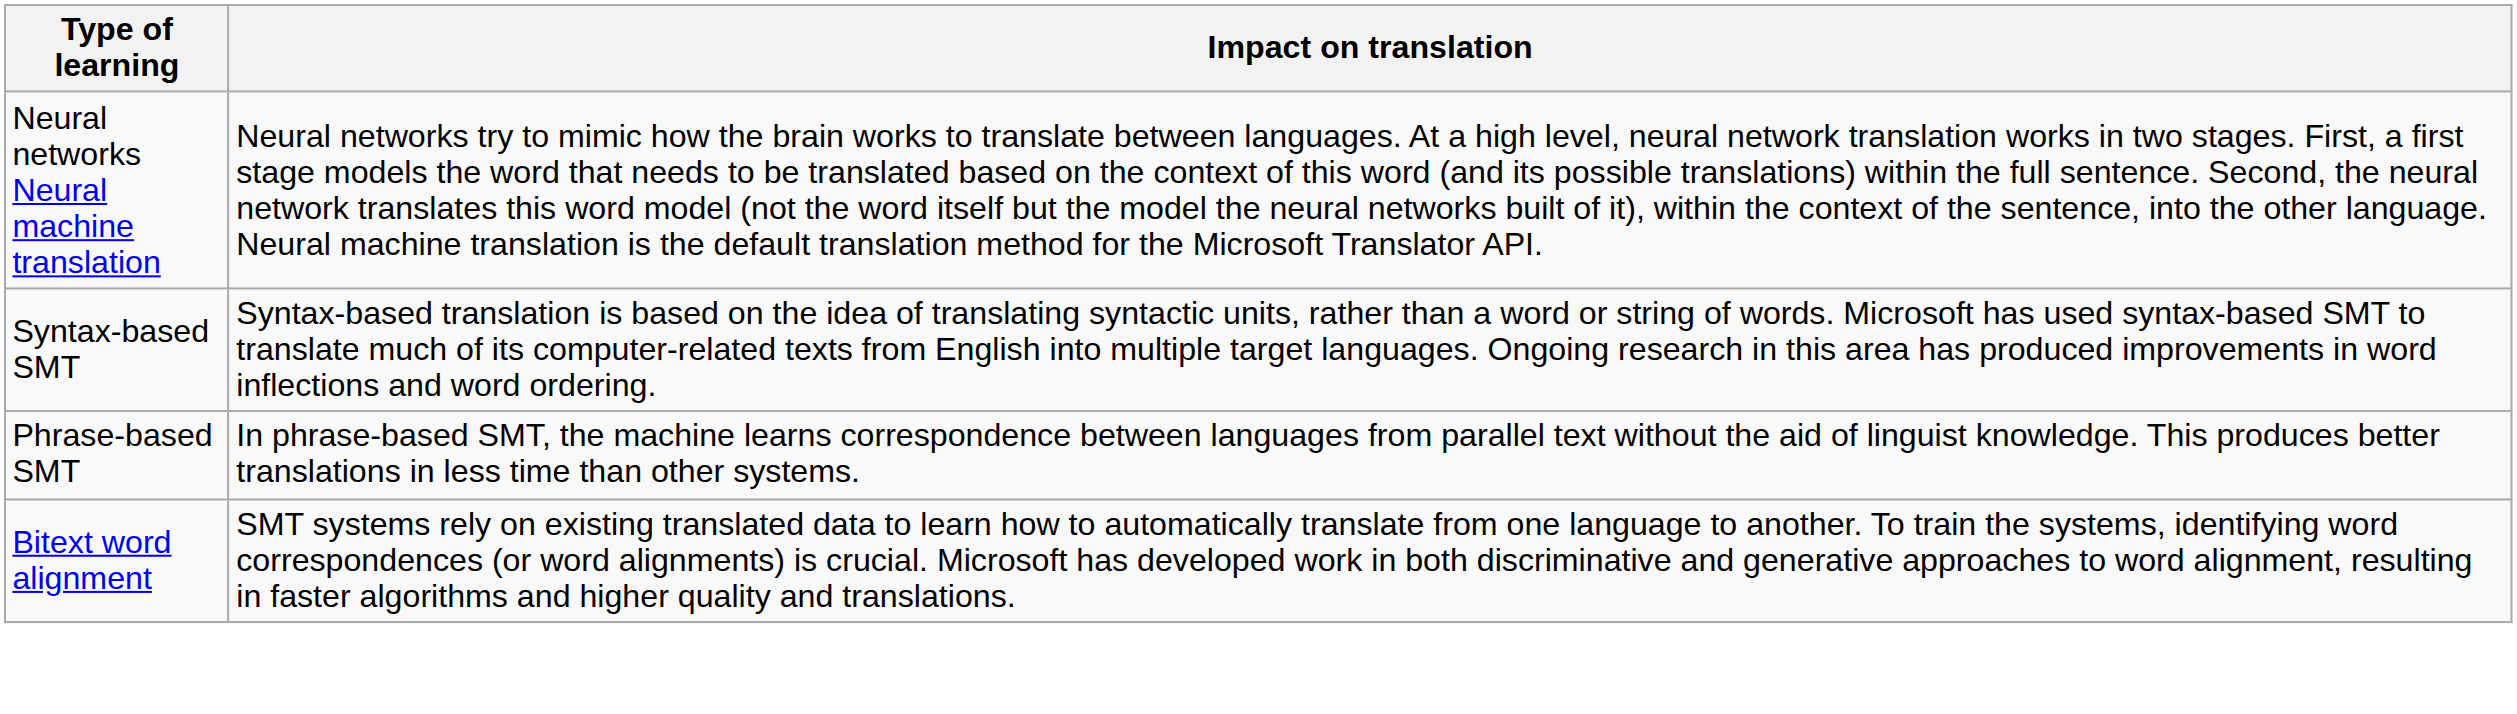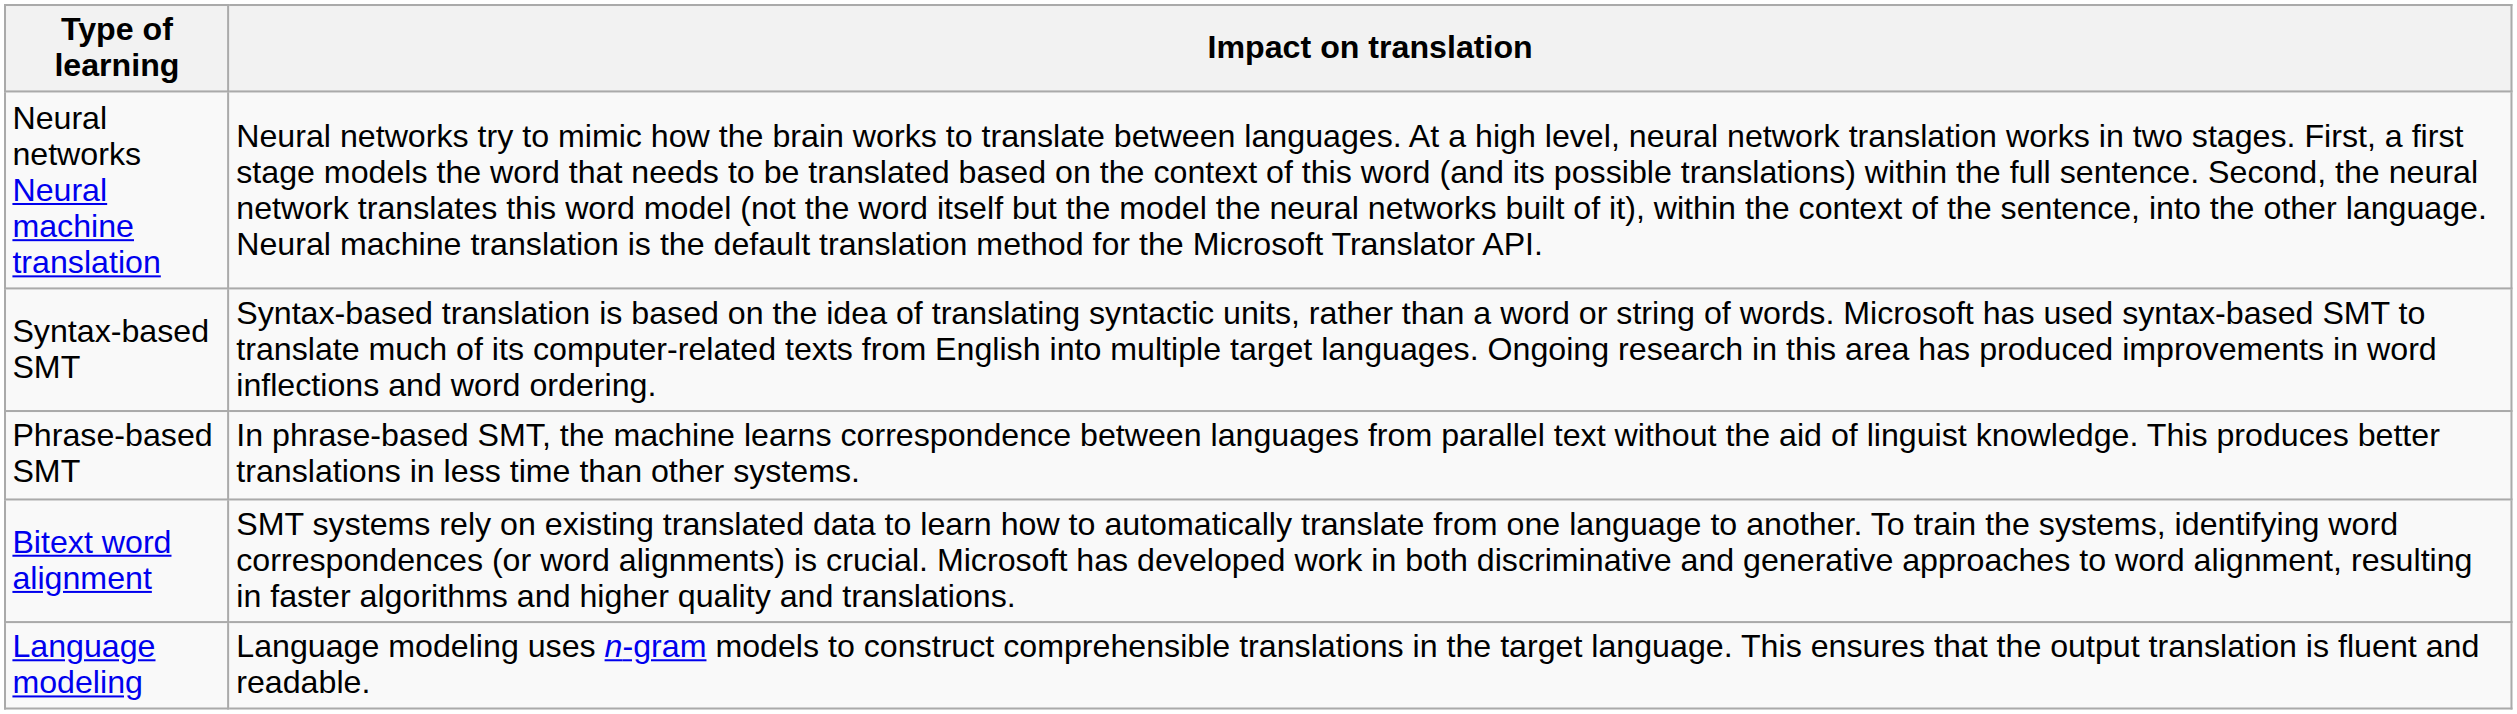+ row: (84, 664)
